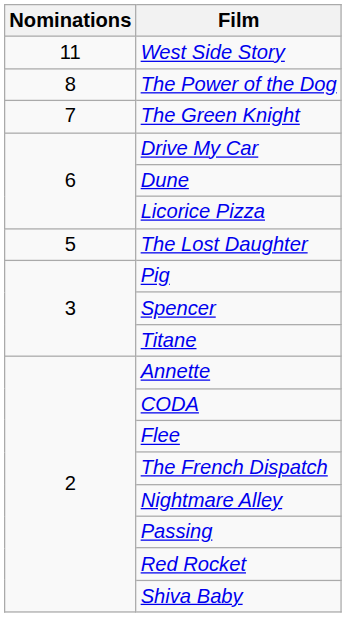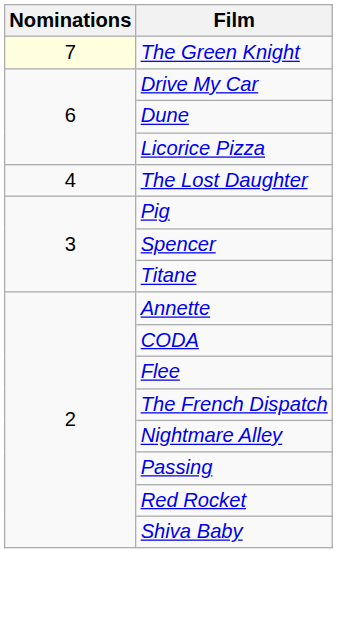- row: (213, 52)
- row: (239, 84)
(70, 116) no background -> (70, 52) lightyellow background
(70, 244) 5 -> (70, 180) 4
